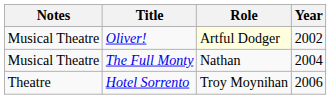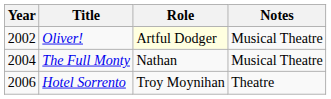columns swapped: (309, 15) <-> (53, 15)
